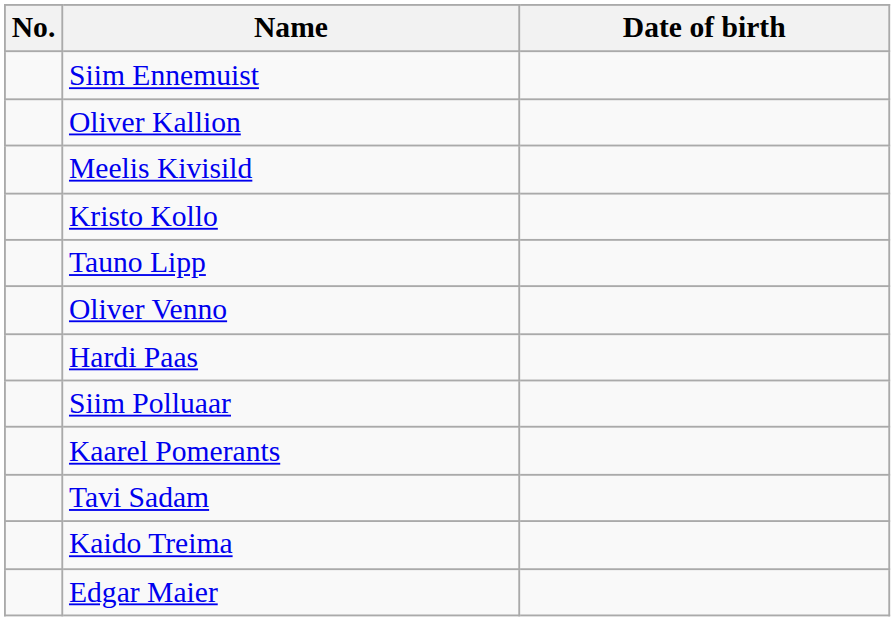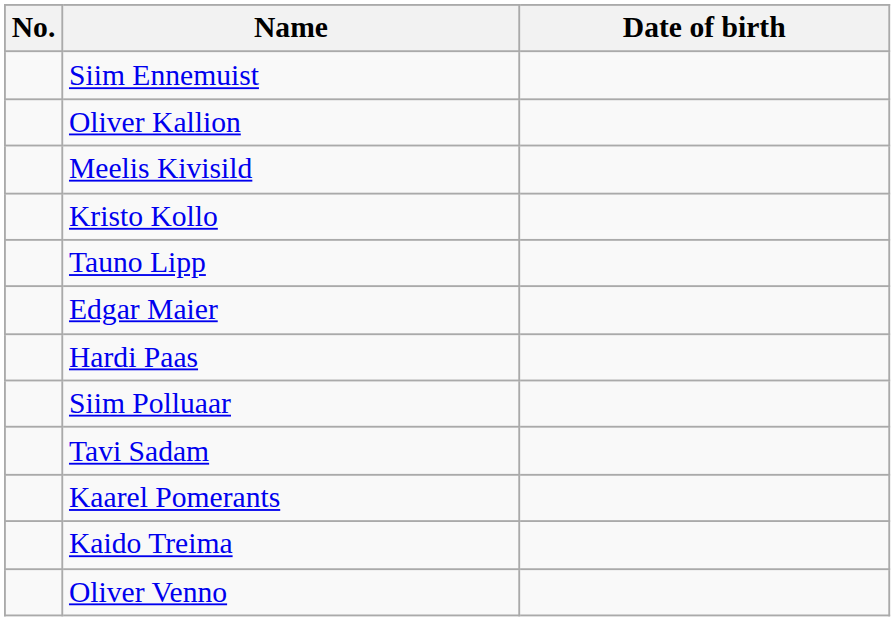rows swapped: (143, 591) <-> (148, 309)
rows swapped: (175, 450) <-> (139, 497)
